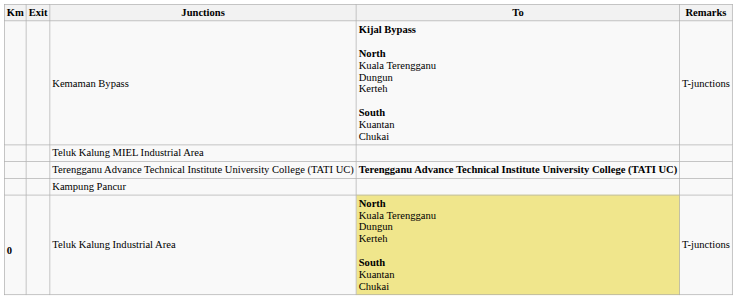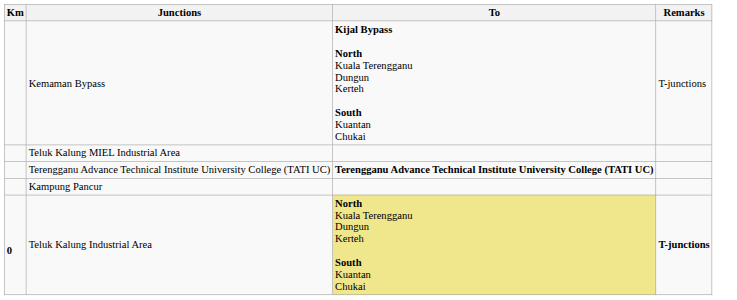- column: (38, 12)
(706, 245) normal -> (684, 245) bold
